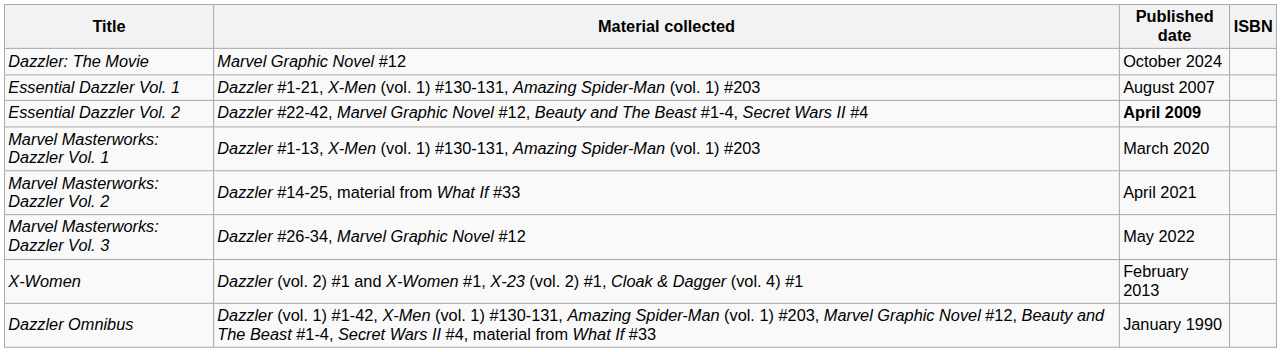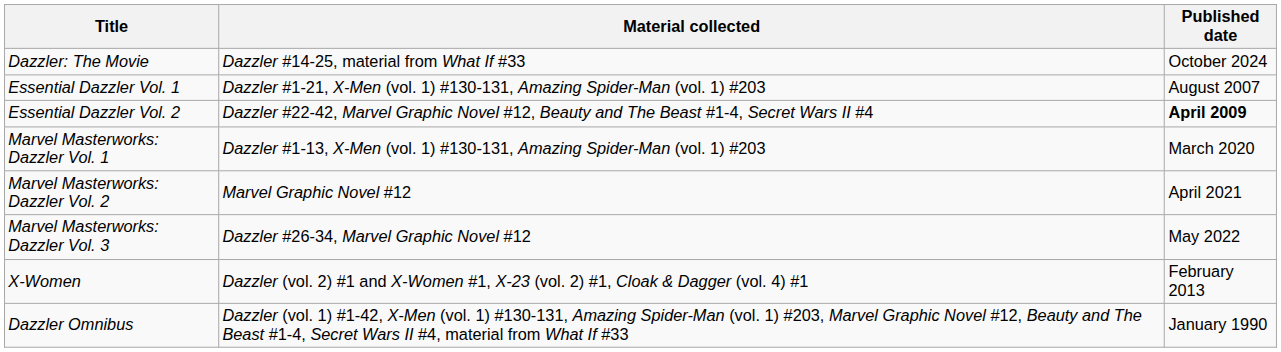- column: (1253, 26)
(312, 61) Marvel Graphic Novel #12 -> (374, 61) Dazzler #14-25, material from What If #33
(369, 192) Dazzler #14-25, material from What If #33 -> (317, 192) Marvel Graphic Novel #12
